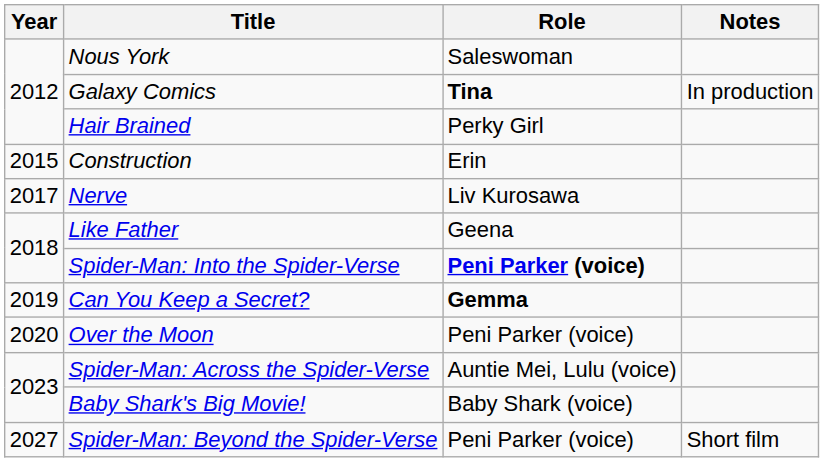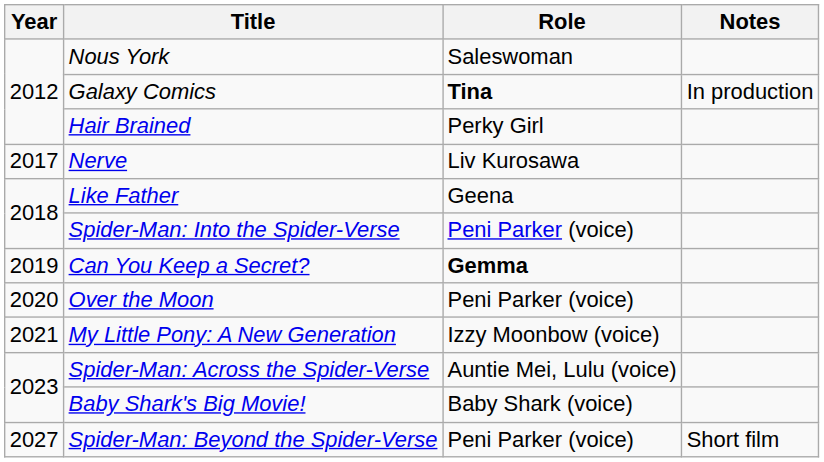- row: (130, 160)
(546, 265) bold -> (541, 230) normal
+ row: (232, 334)
